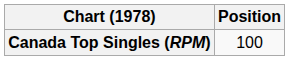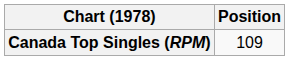(250, 42) 100 -> (250, 42) 109
